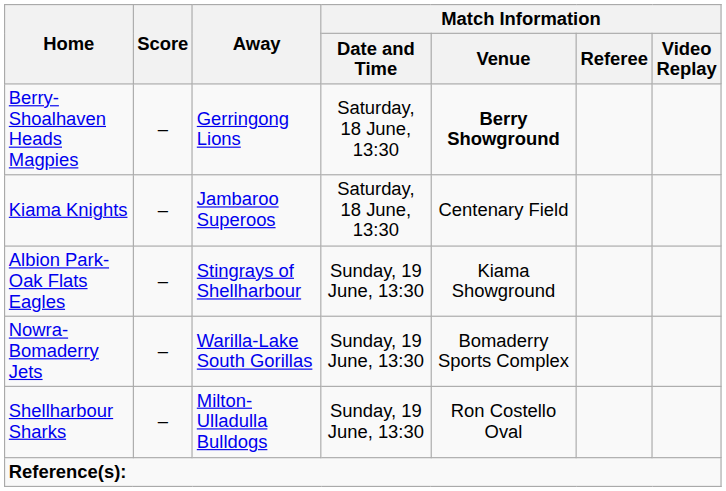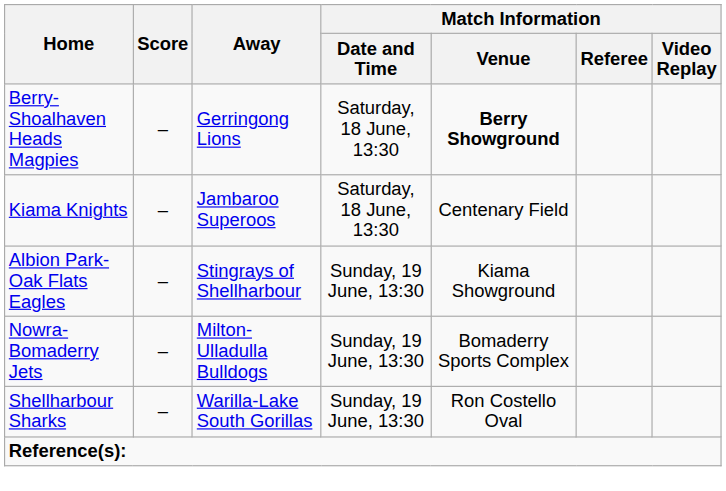(255, 351) Warilla-Lake South Gorillas -> (232, 351) Milton-Ulladulla Bulldogs
(232, 421) Milton-Ulladulla Bulldogs -> (255, 411) Warilla-Lake South Gorillas
